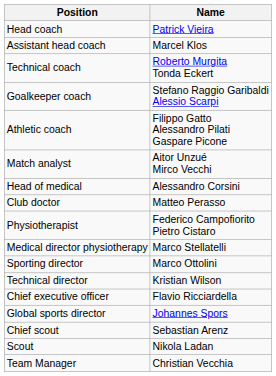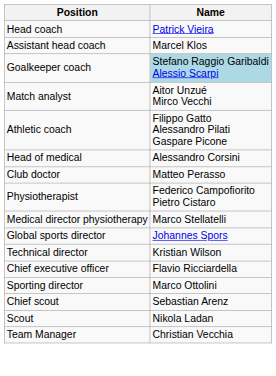- row: (44, 68)
(211, 96) no background -> (211, 68) lightblue background
rows swapped: (39, 130) <-> (39, 164)
rows swapped: (45, 264) <-> (56, 313)
